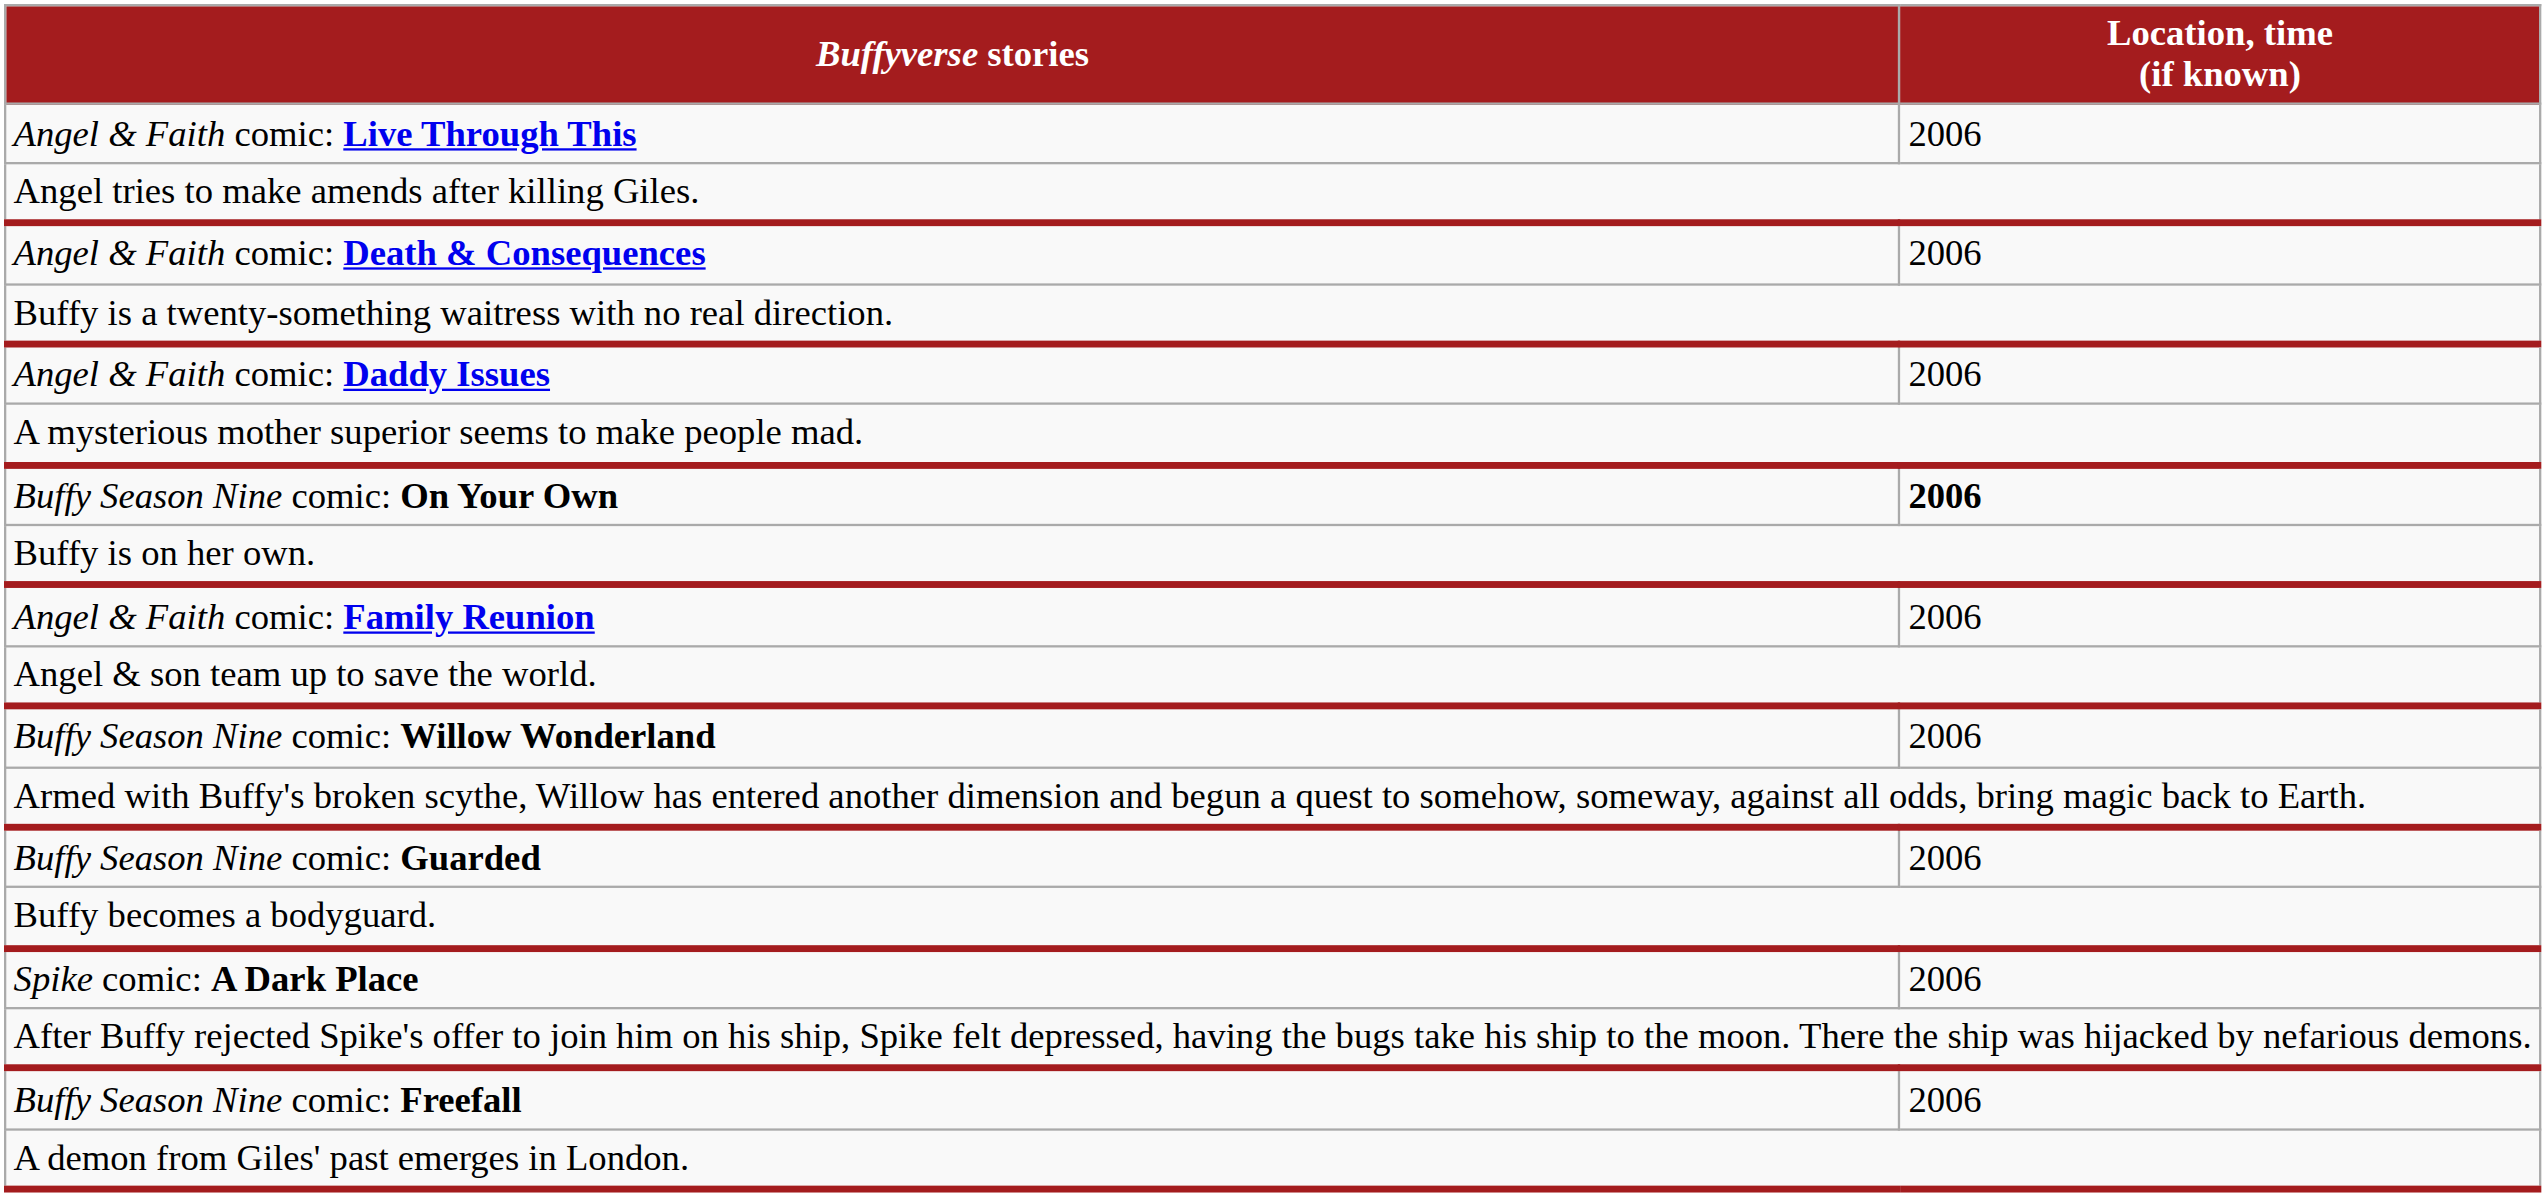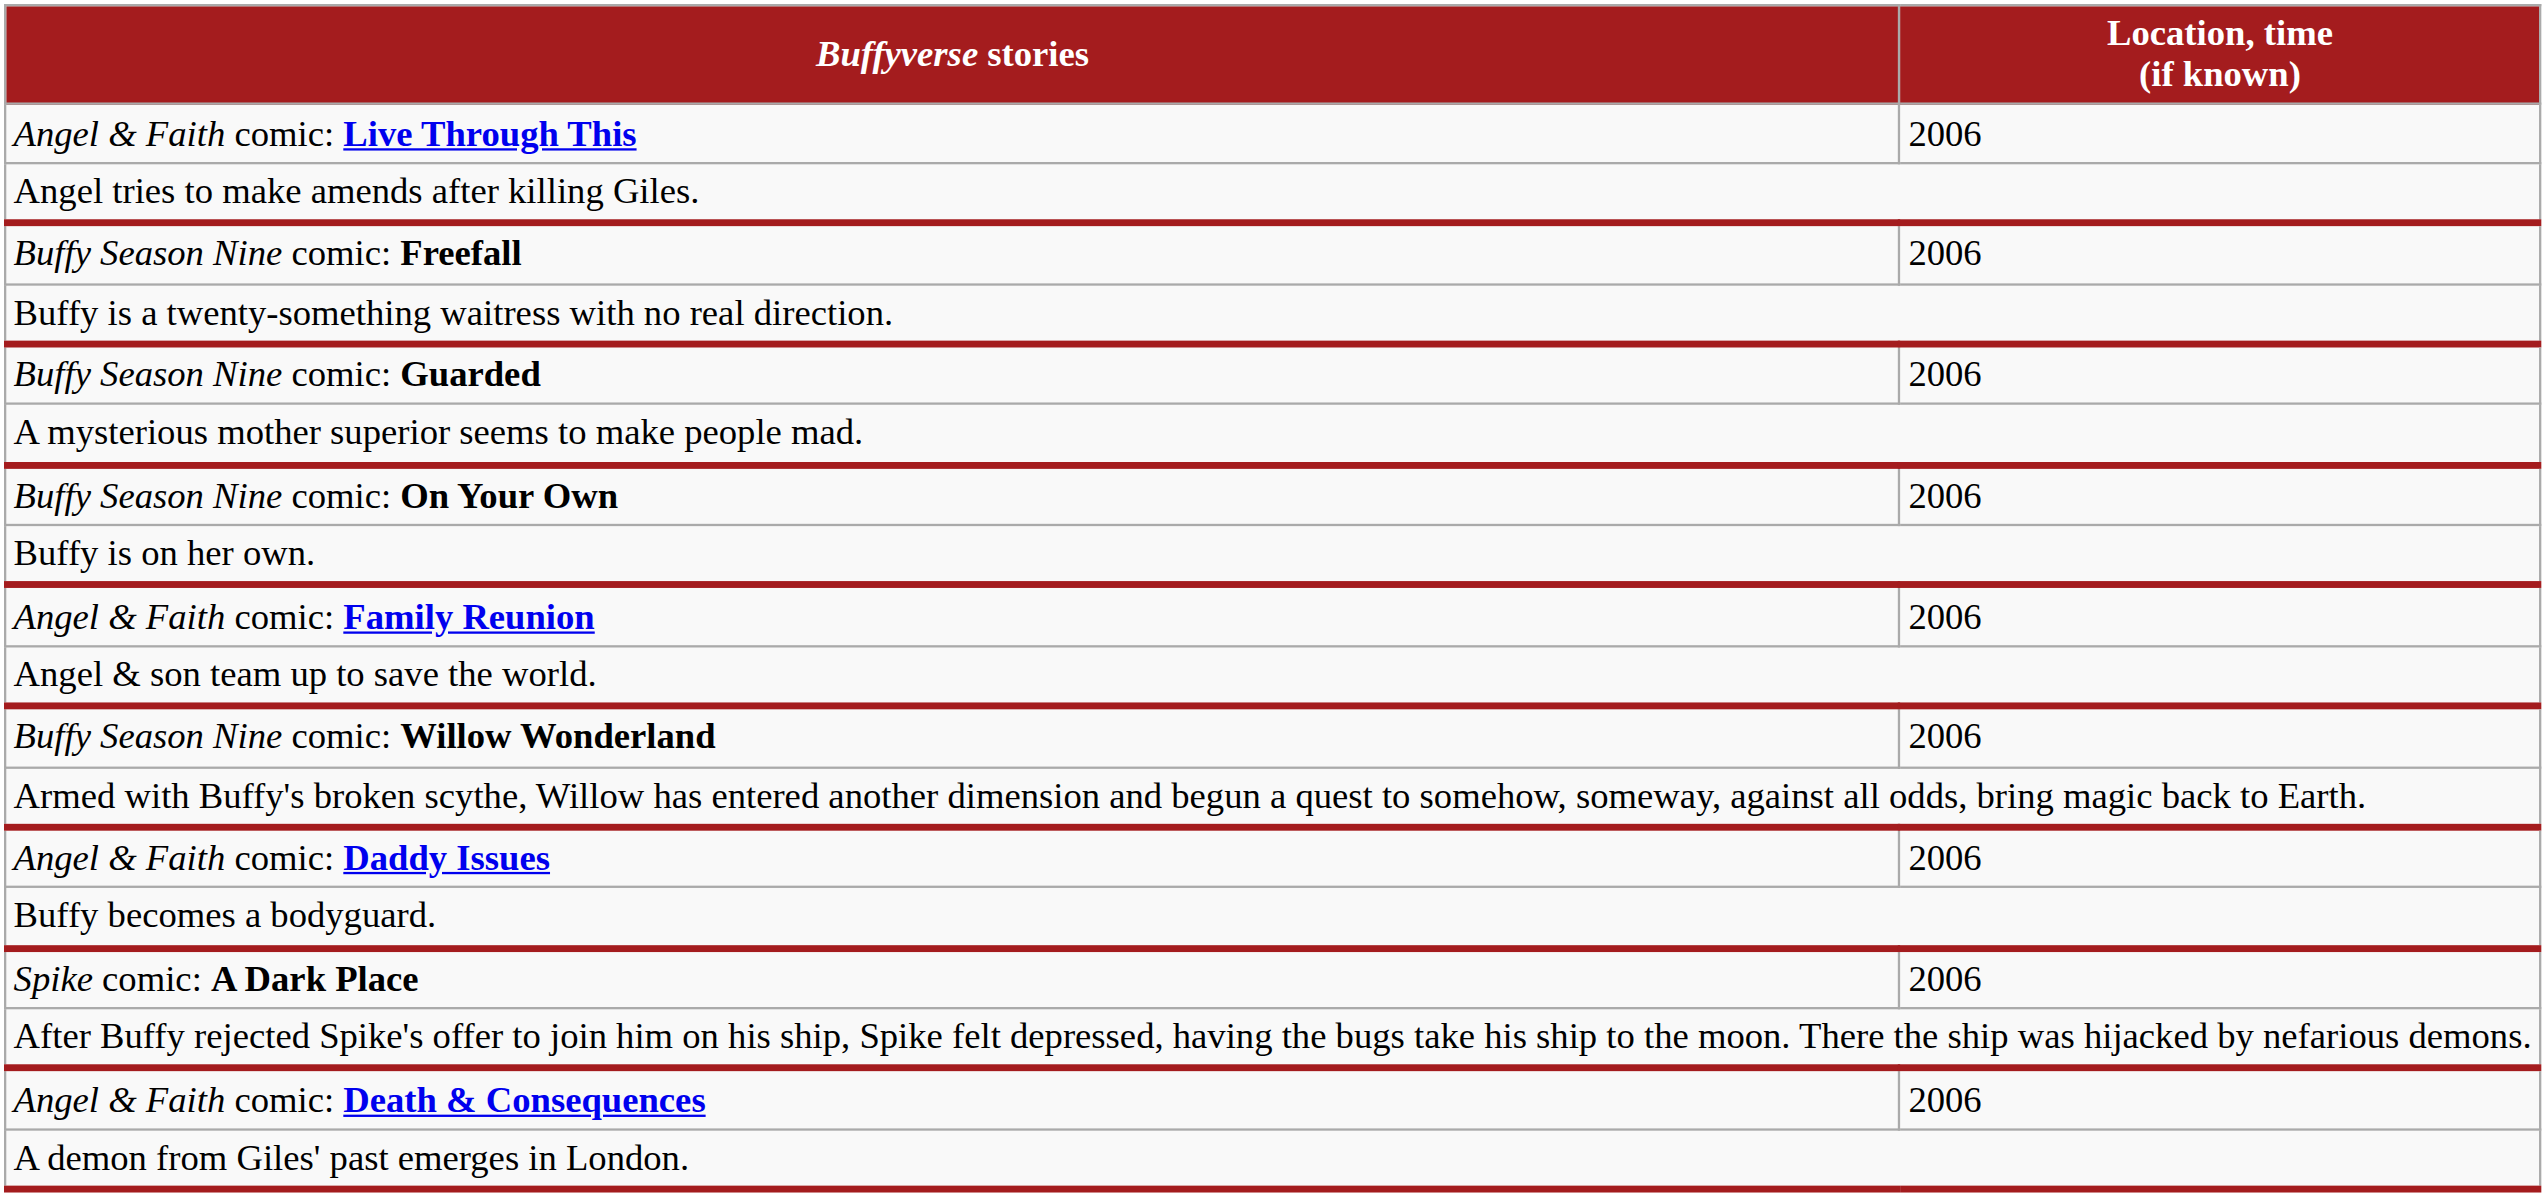rows swapped: (268, 1099) <-> (360, 253)
rows swapped: (282, 374) <-> (277, 857)
(1945, 495) bold -> (1945, 495) normal
